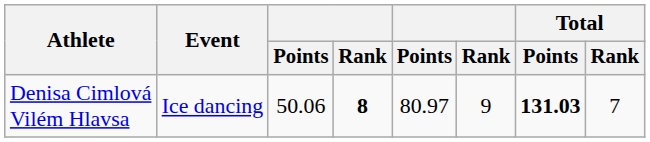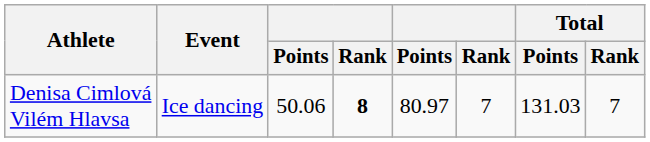(486, 106) 9 -> (486, 106) 7
(550, 106) bold -> (550, 106) normal
